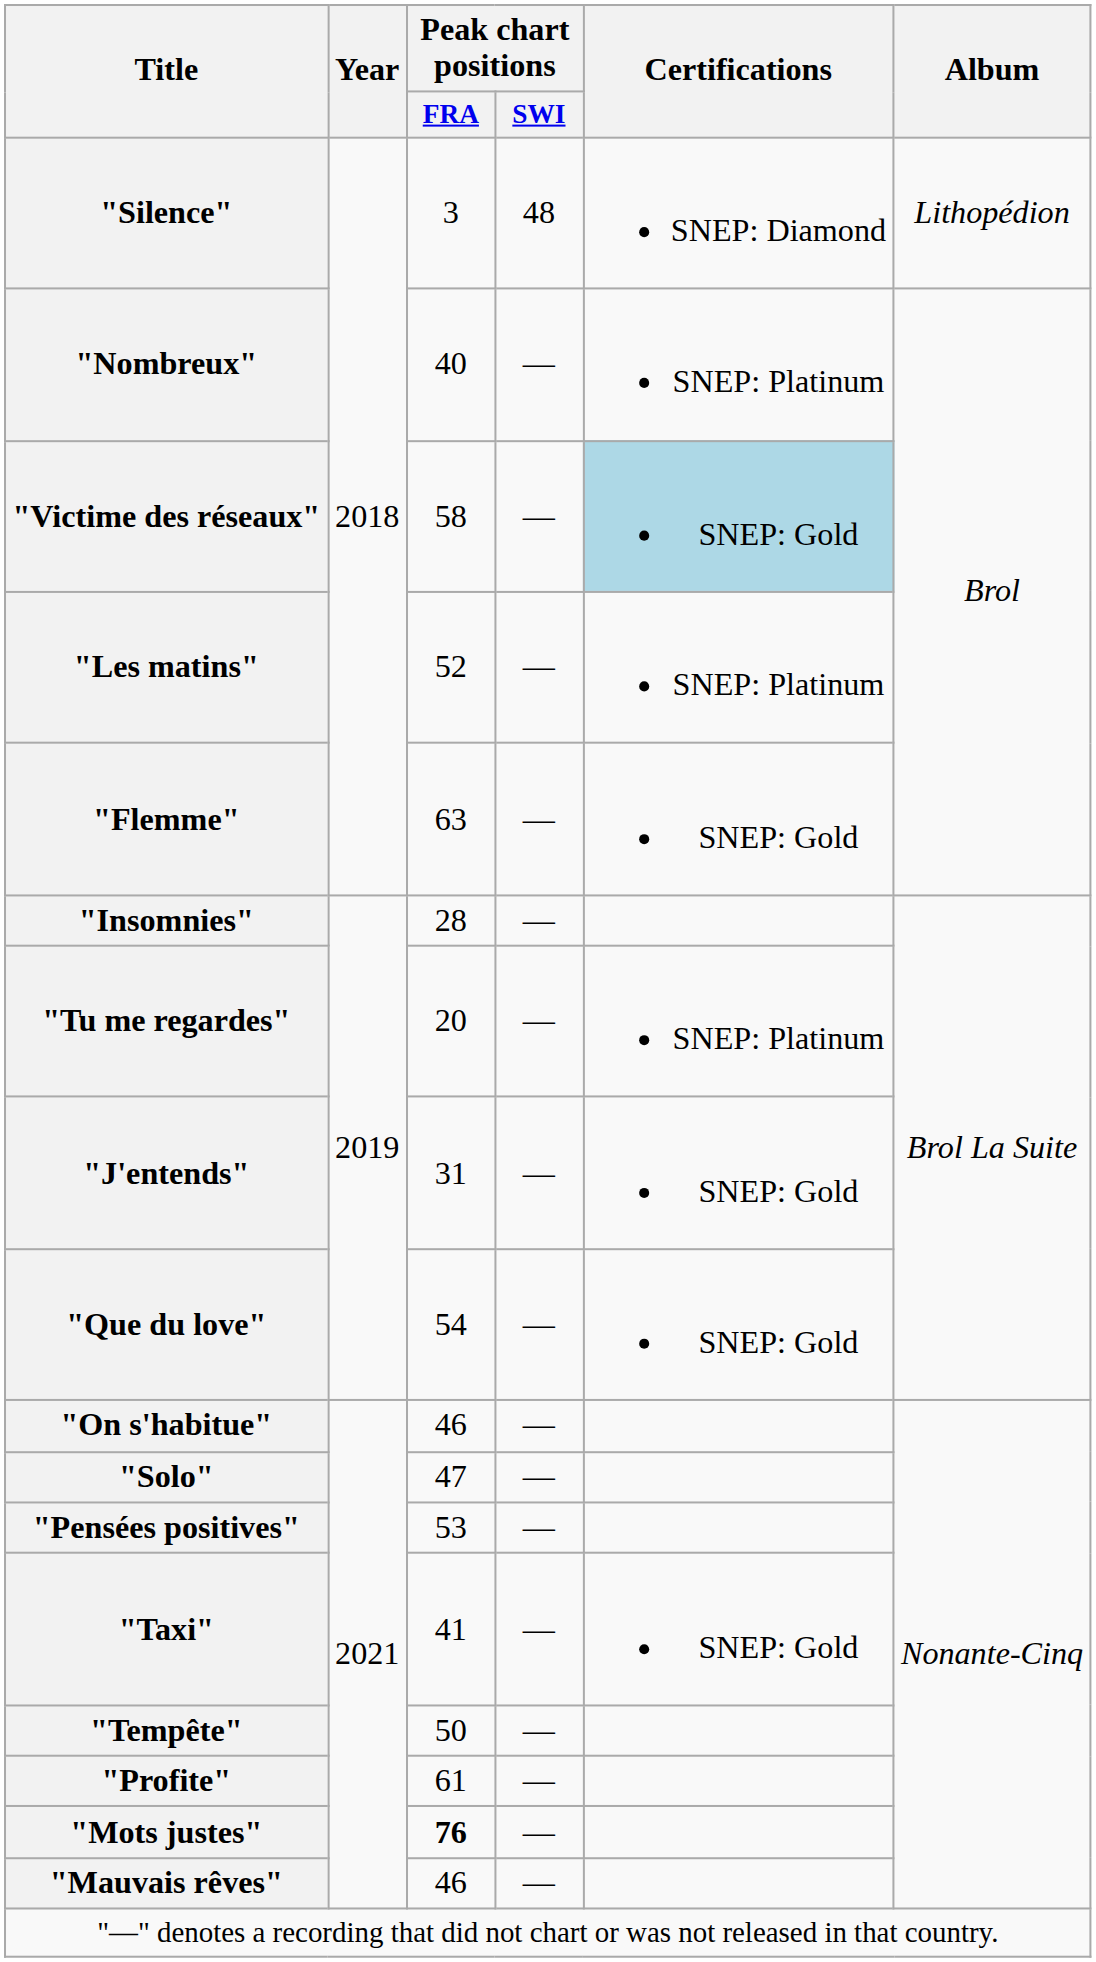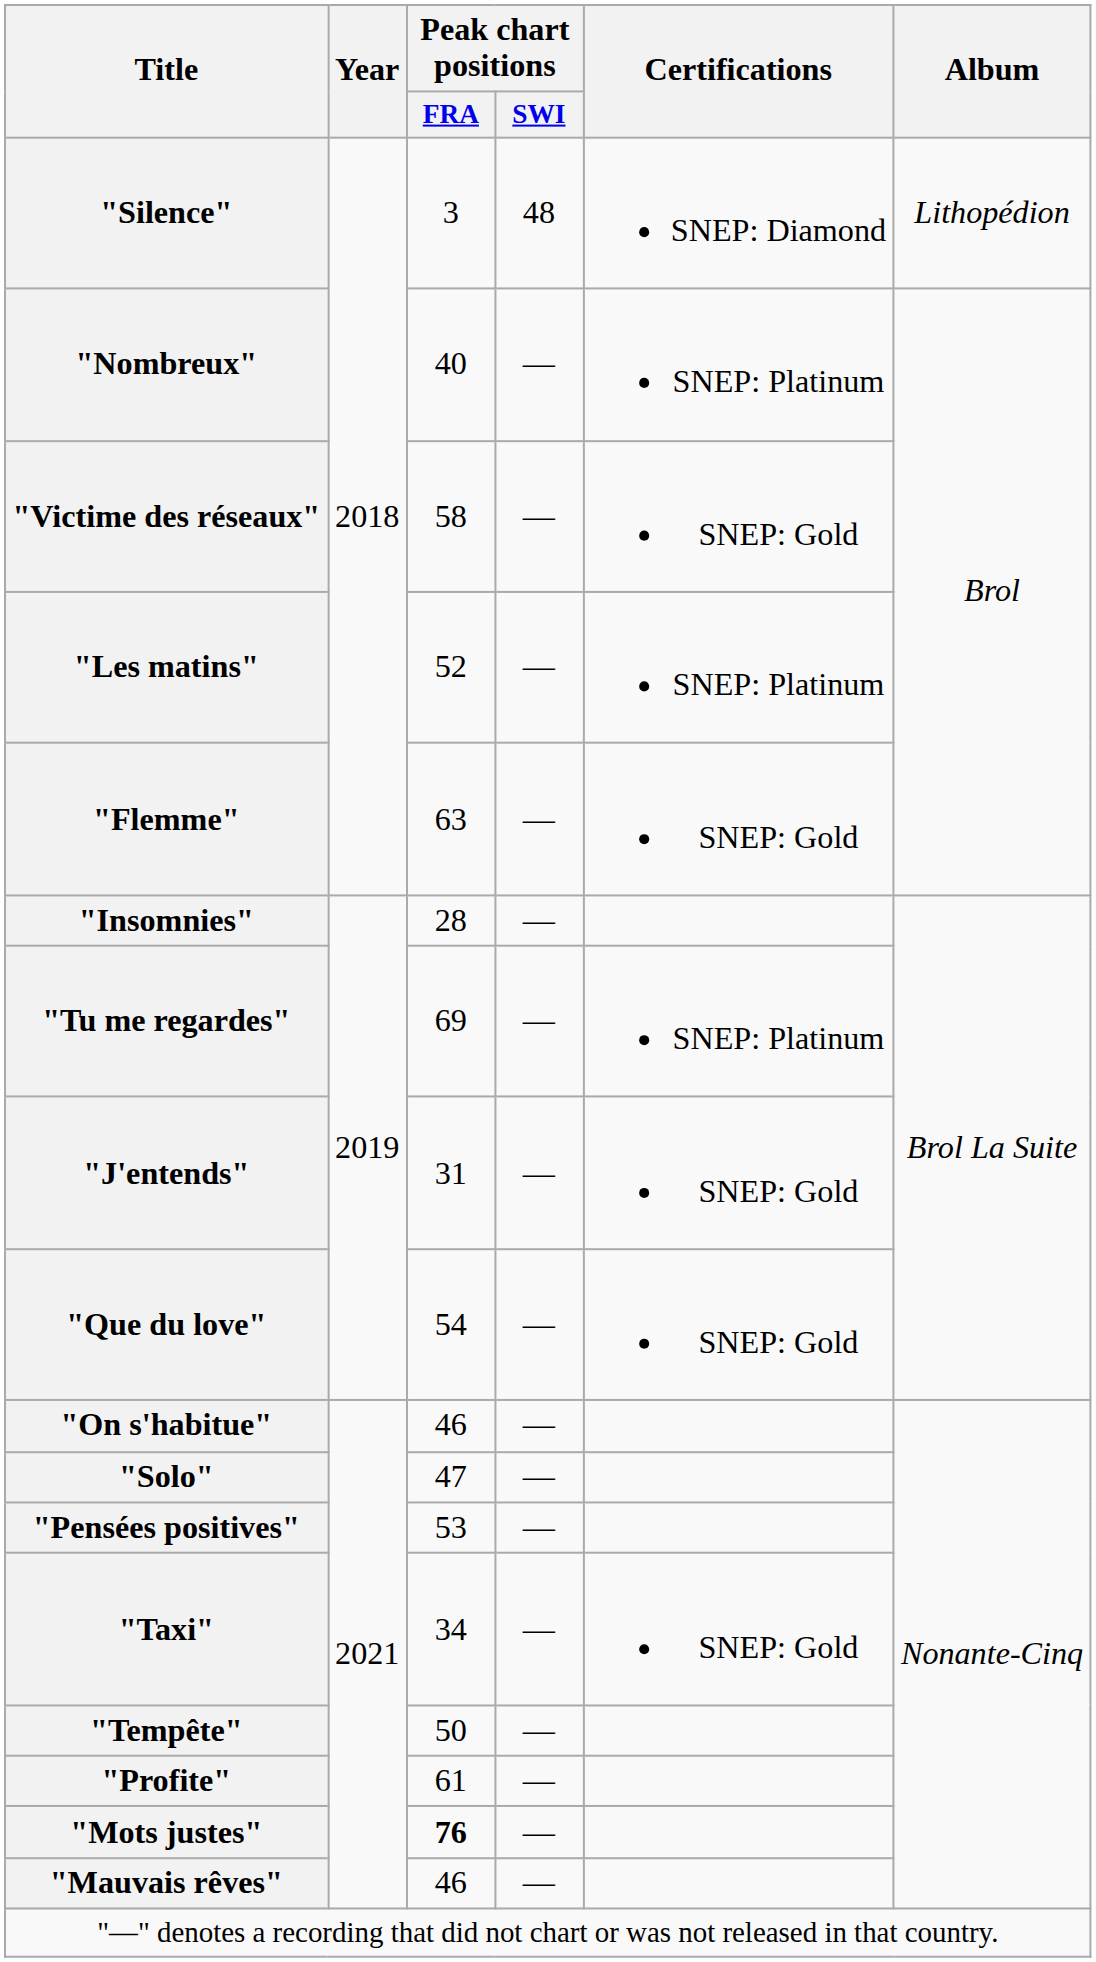(738, 534) lightblue background -> (738, 534) no background
(451, 1021) 20 -> (451, 1021) 69
(451, 1628) 41 -> (451, 1628) 34
